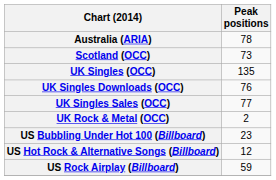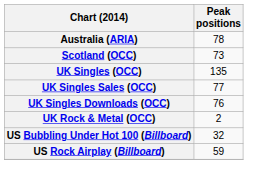rows swapped: (113, 103) <-> (113, 87)
(246, 135) 23 -> (219, 135) 32
- row: (113, 151)
